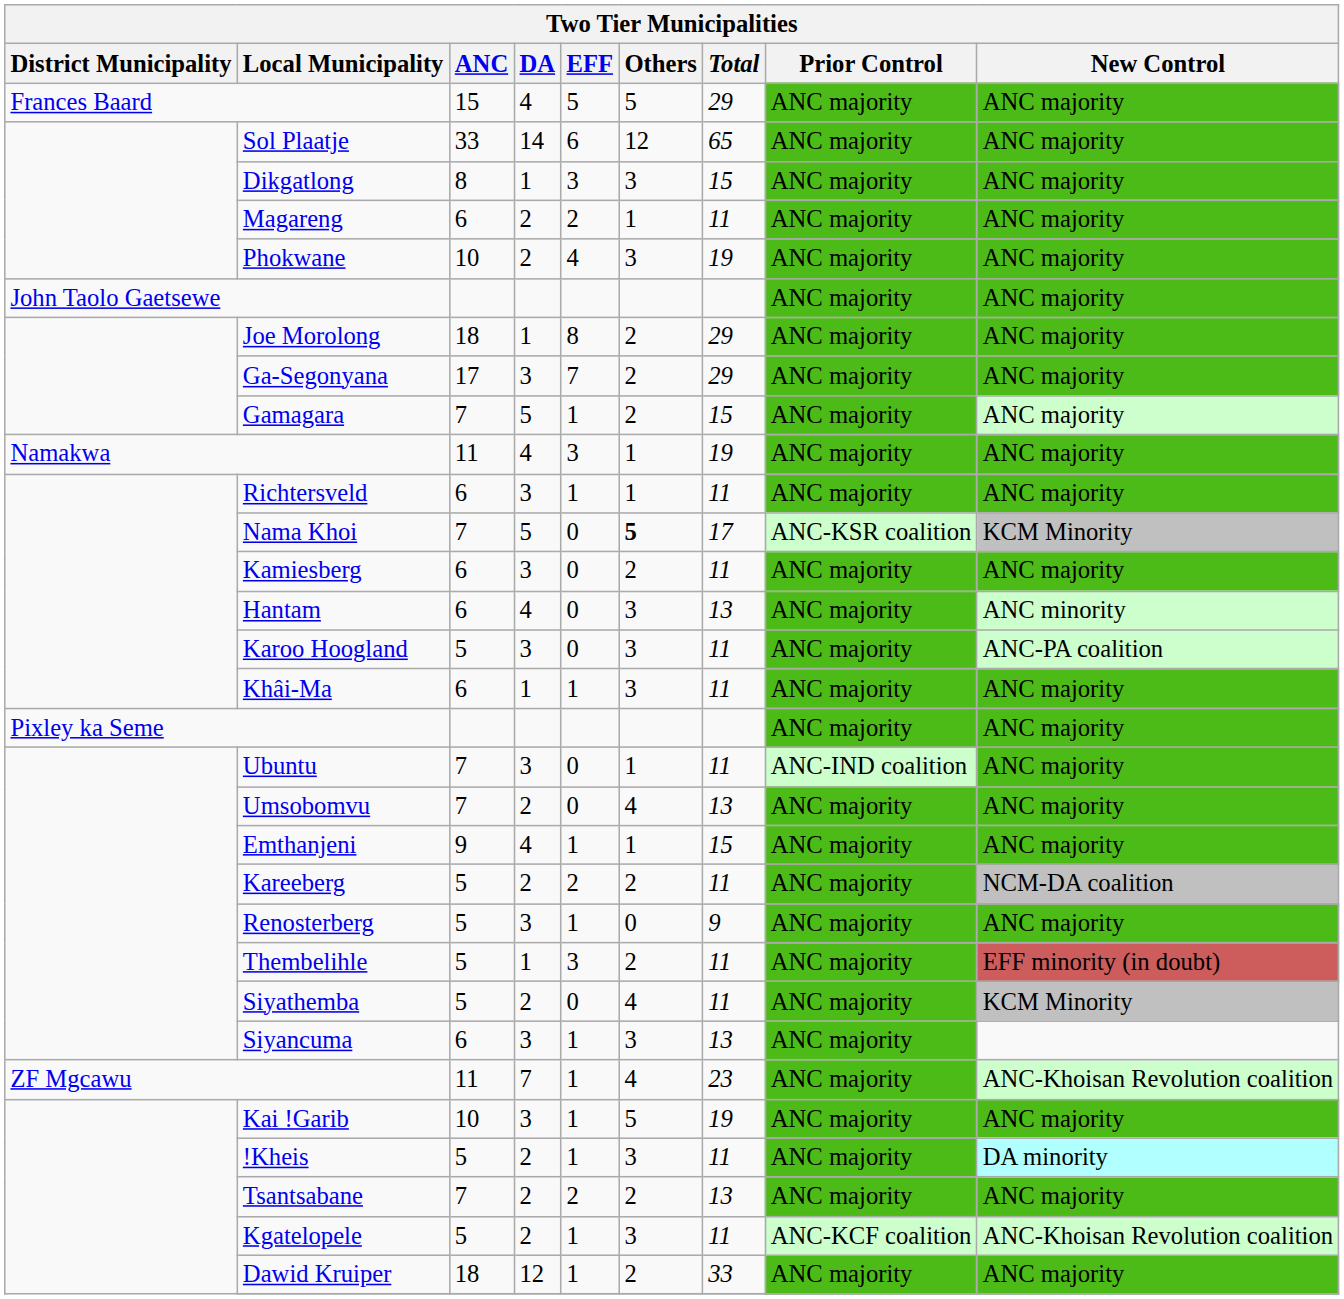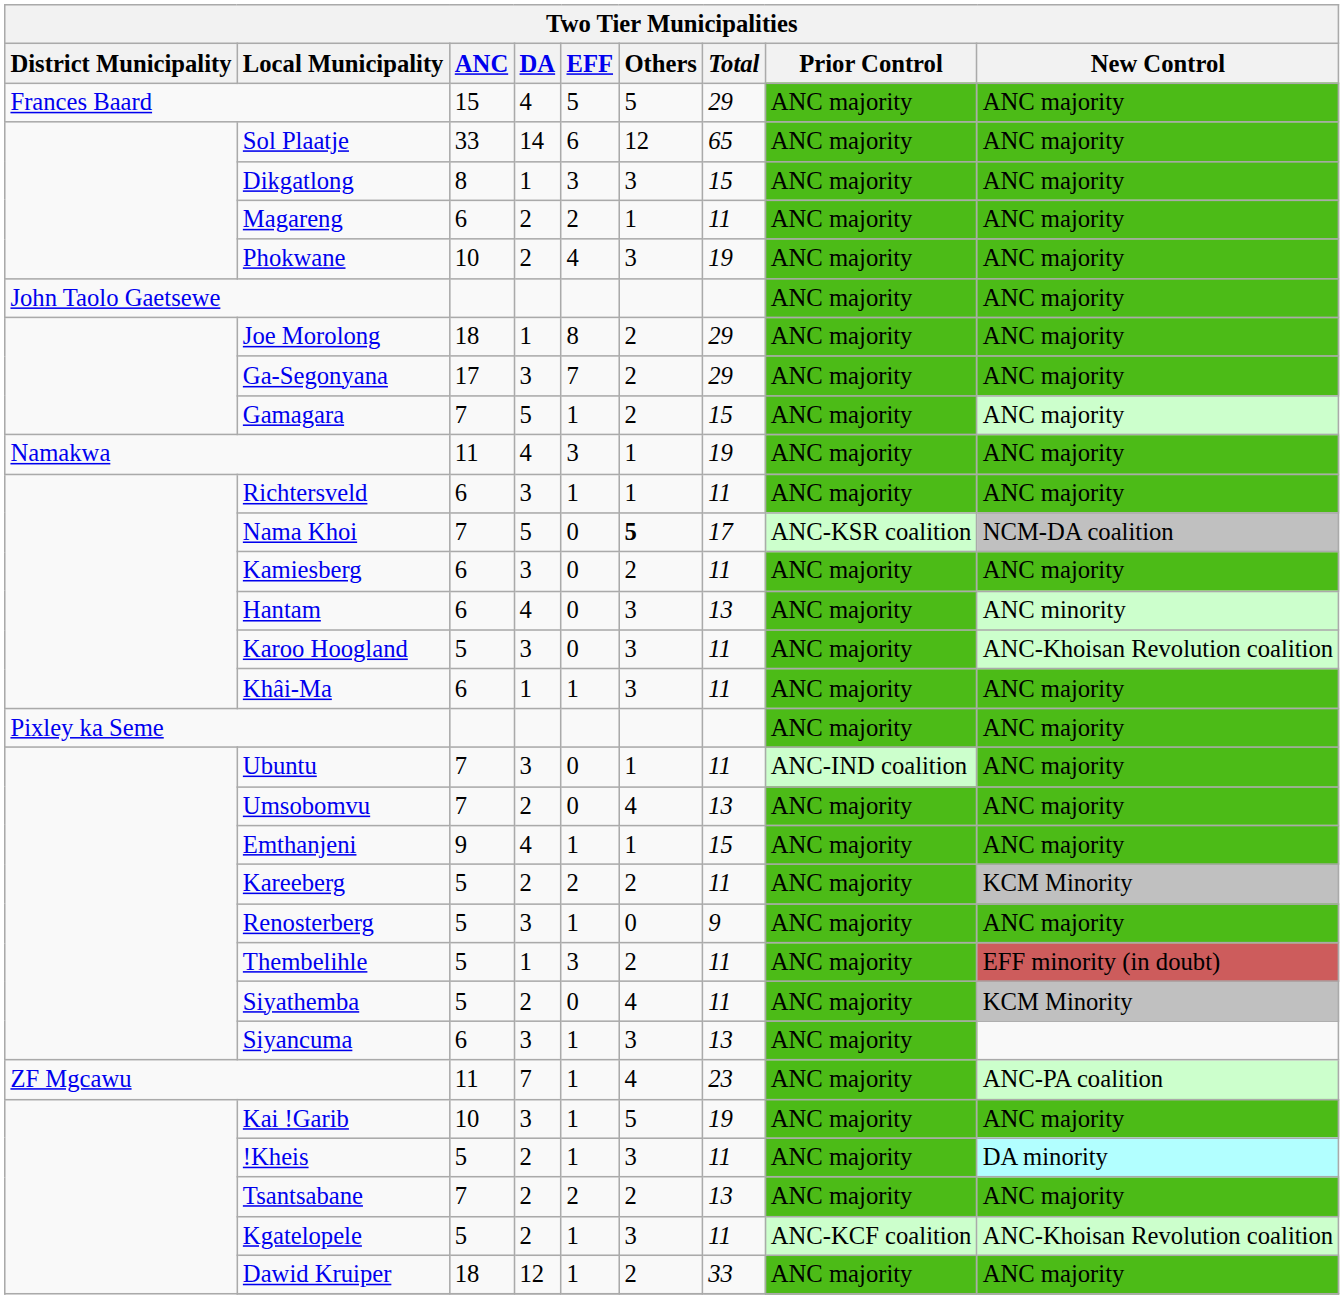(1058, 532) KCM Minority -> (1078, 532) NCM-DA coalition
(1073, 649) ANC-PA coalition -> (1158, 649) ANC-Khoisan Revolution coalition
(1078, 883) NCM-DA coalition -> (1058, 883) KCM Minority
(1158, 1079) ANC-Khoisan Revolution coalition -> (1073, 1079) ANC-PA coalition
